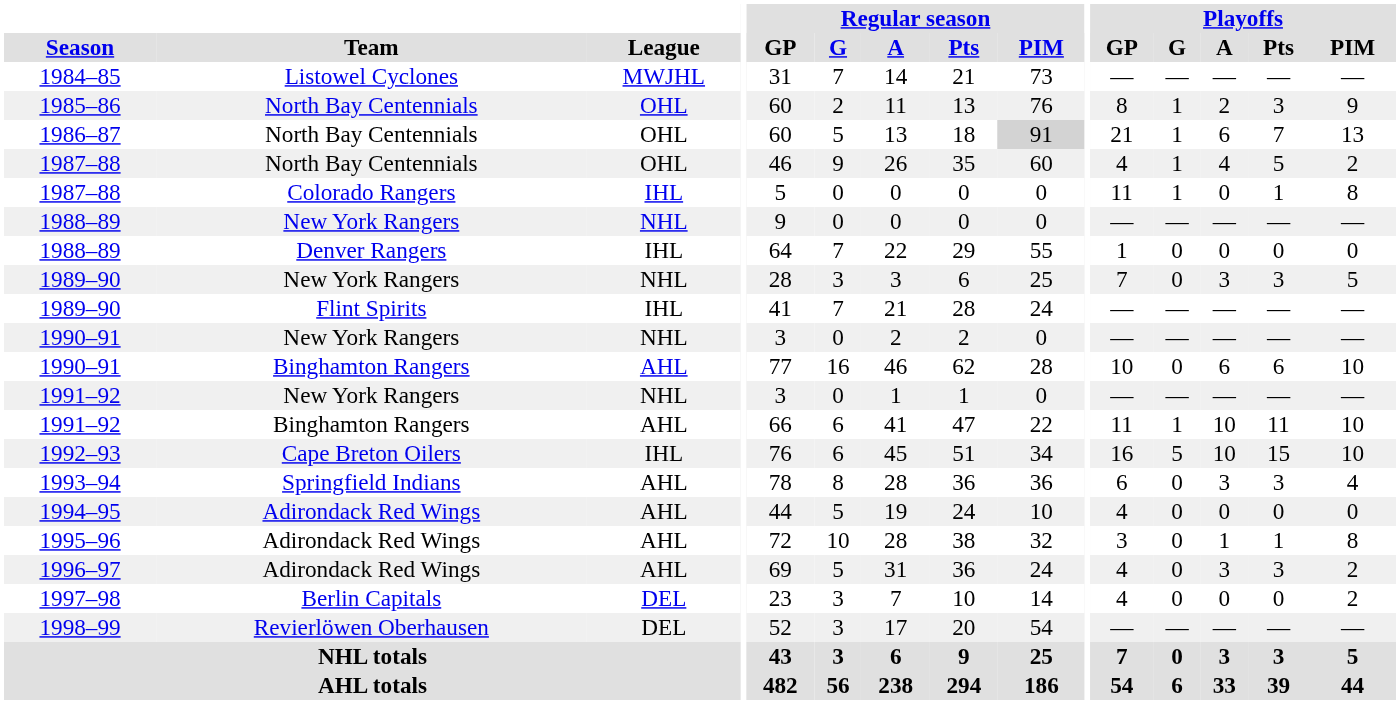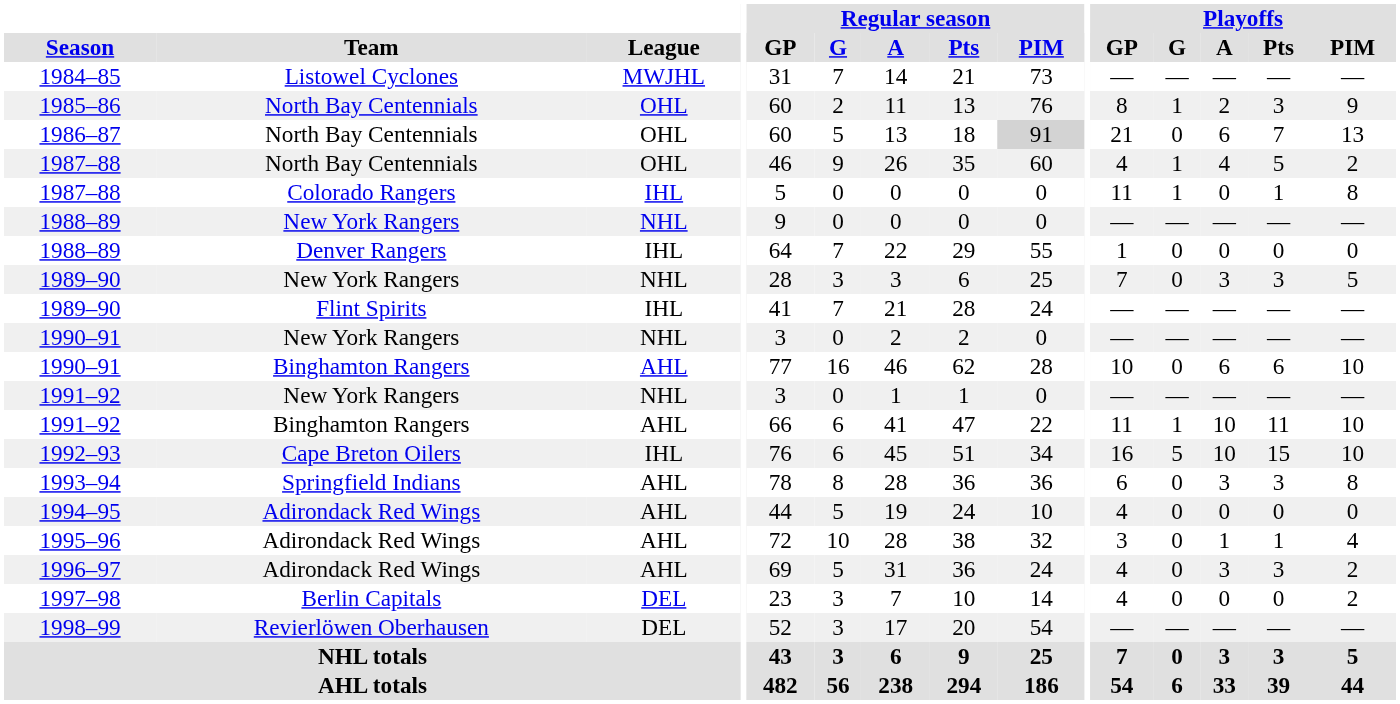(1177, 134) 1 -> (1177, 134) 0
(1353, 482) 4 -> (1353, 482) 8
(1353, 540) 8 -> (1353, 540) 4
